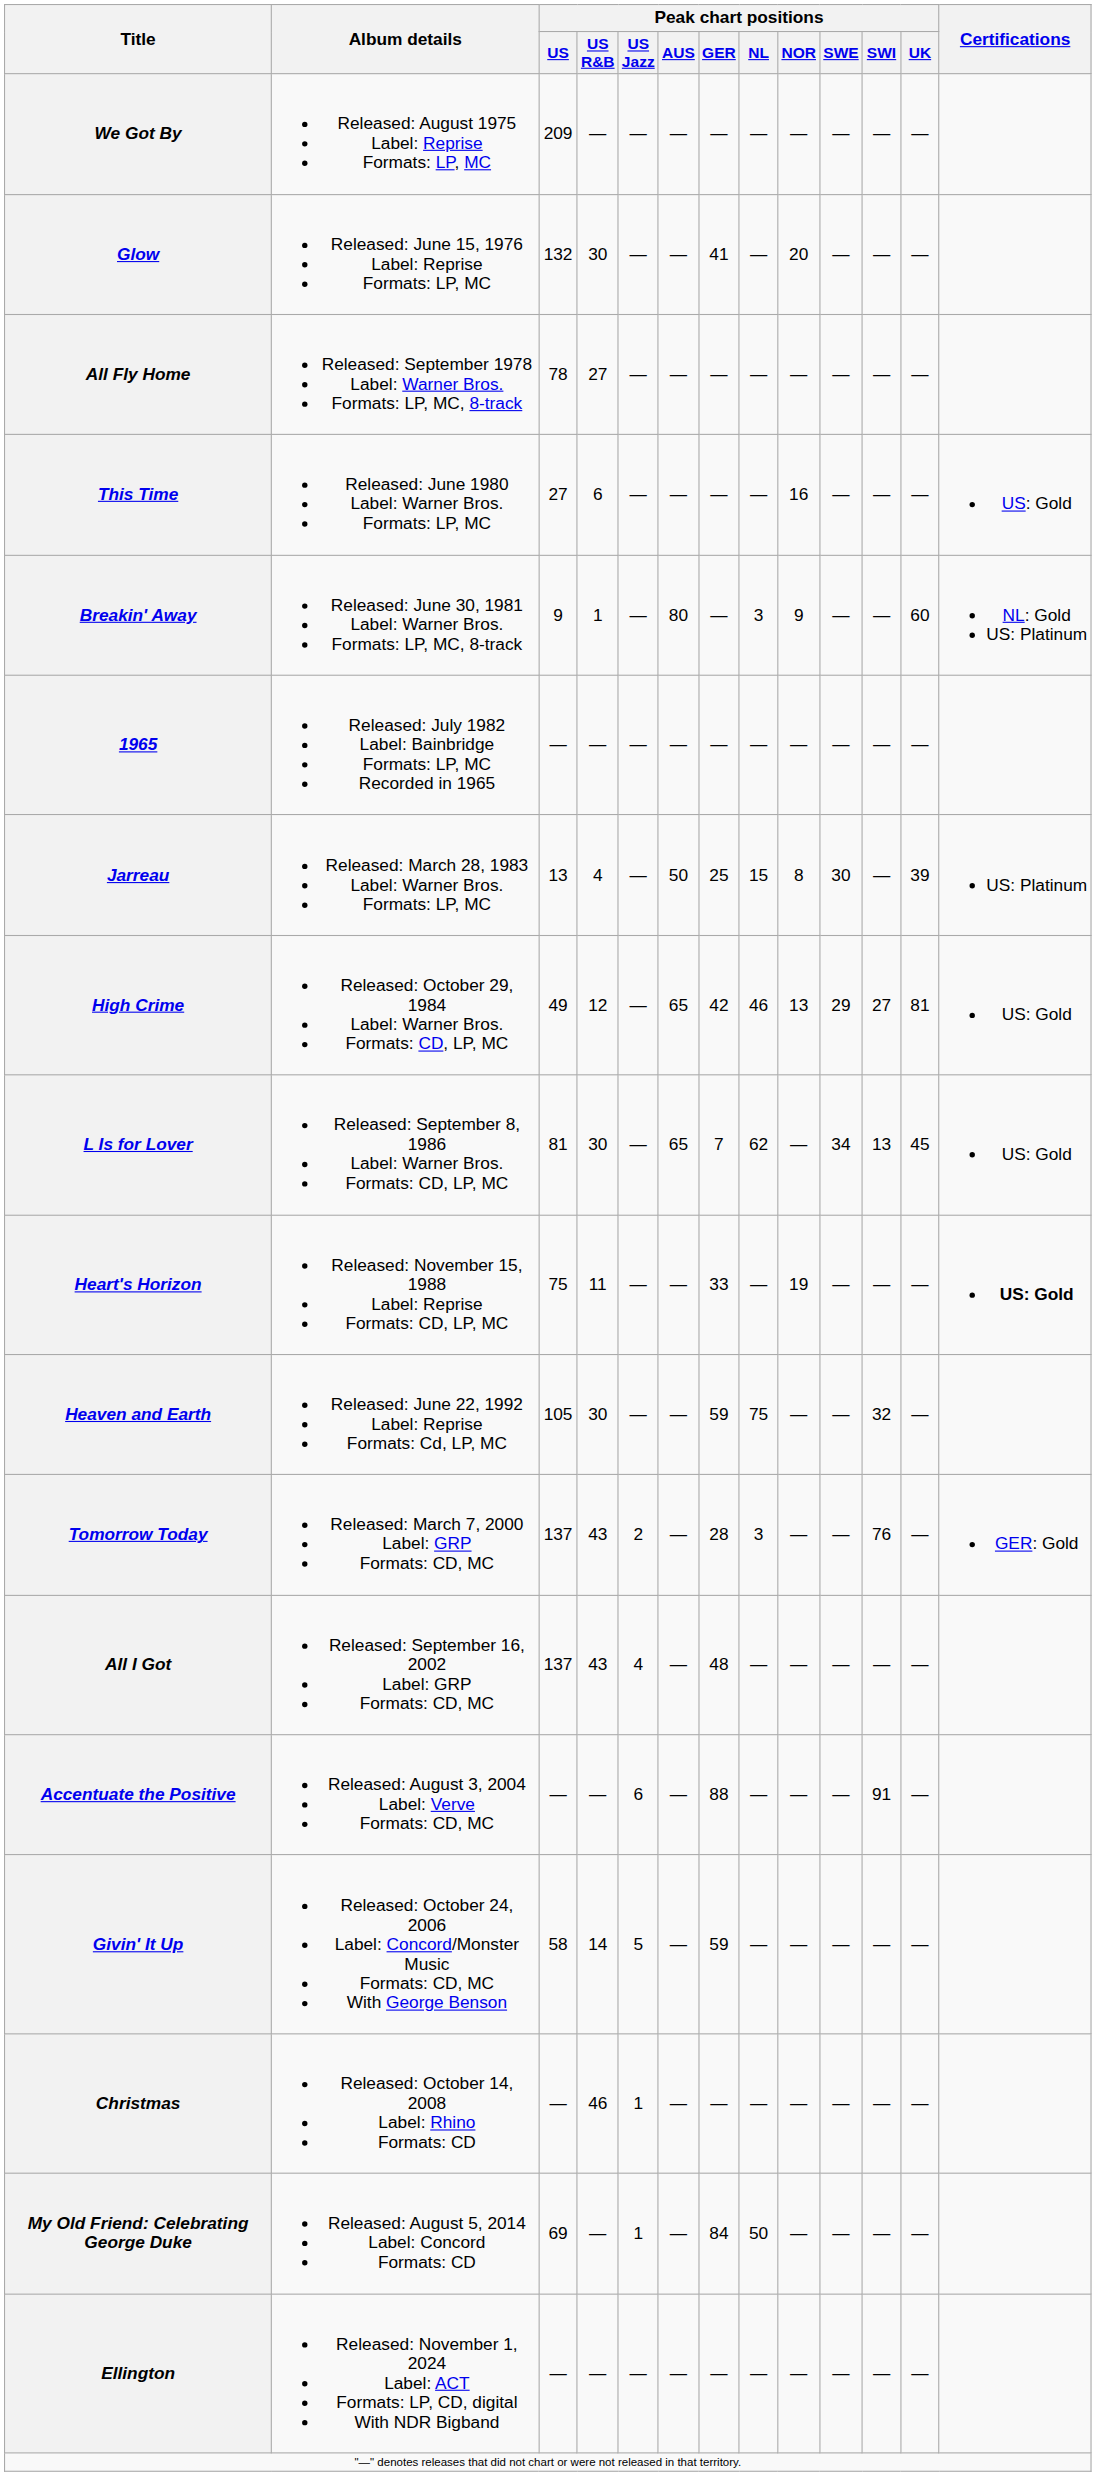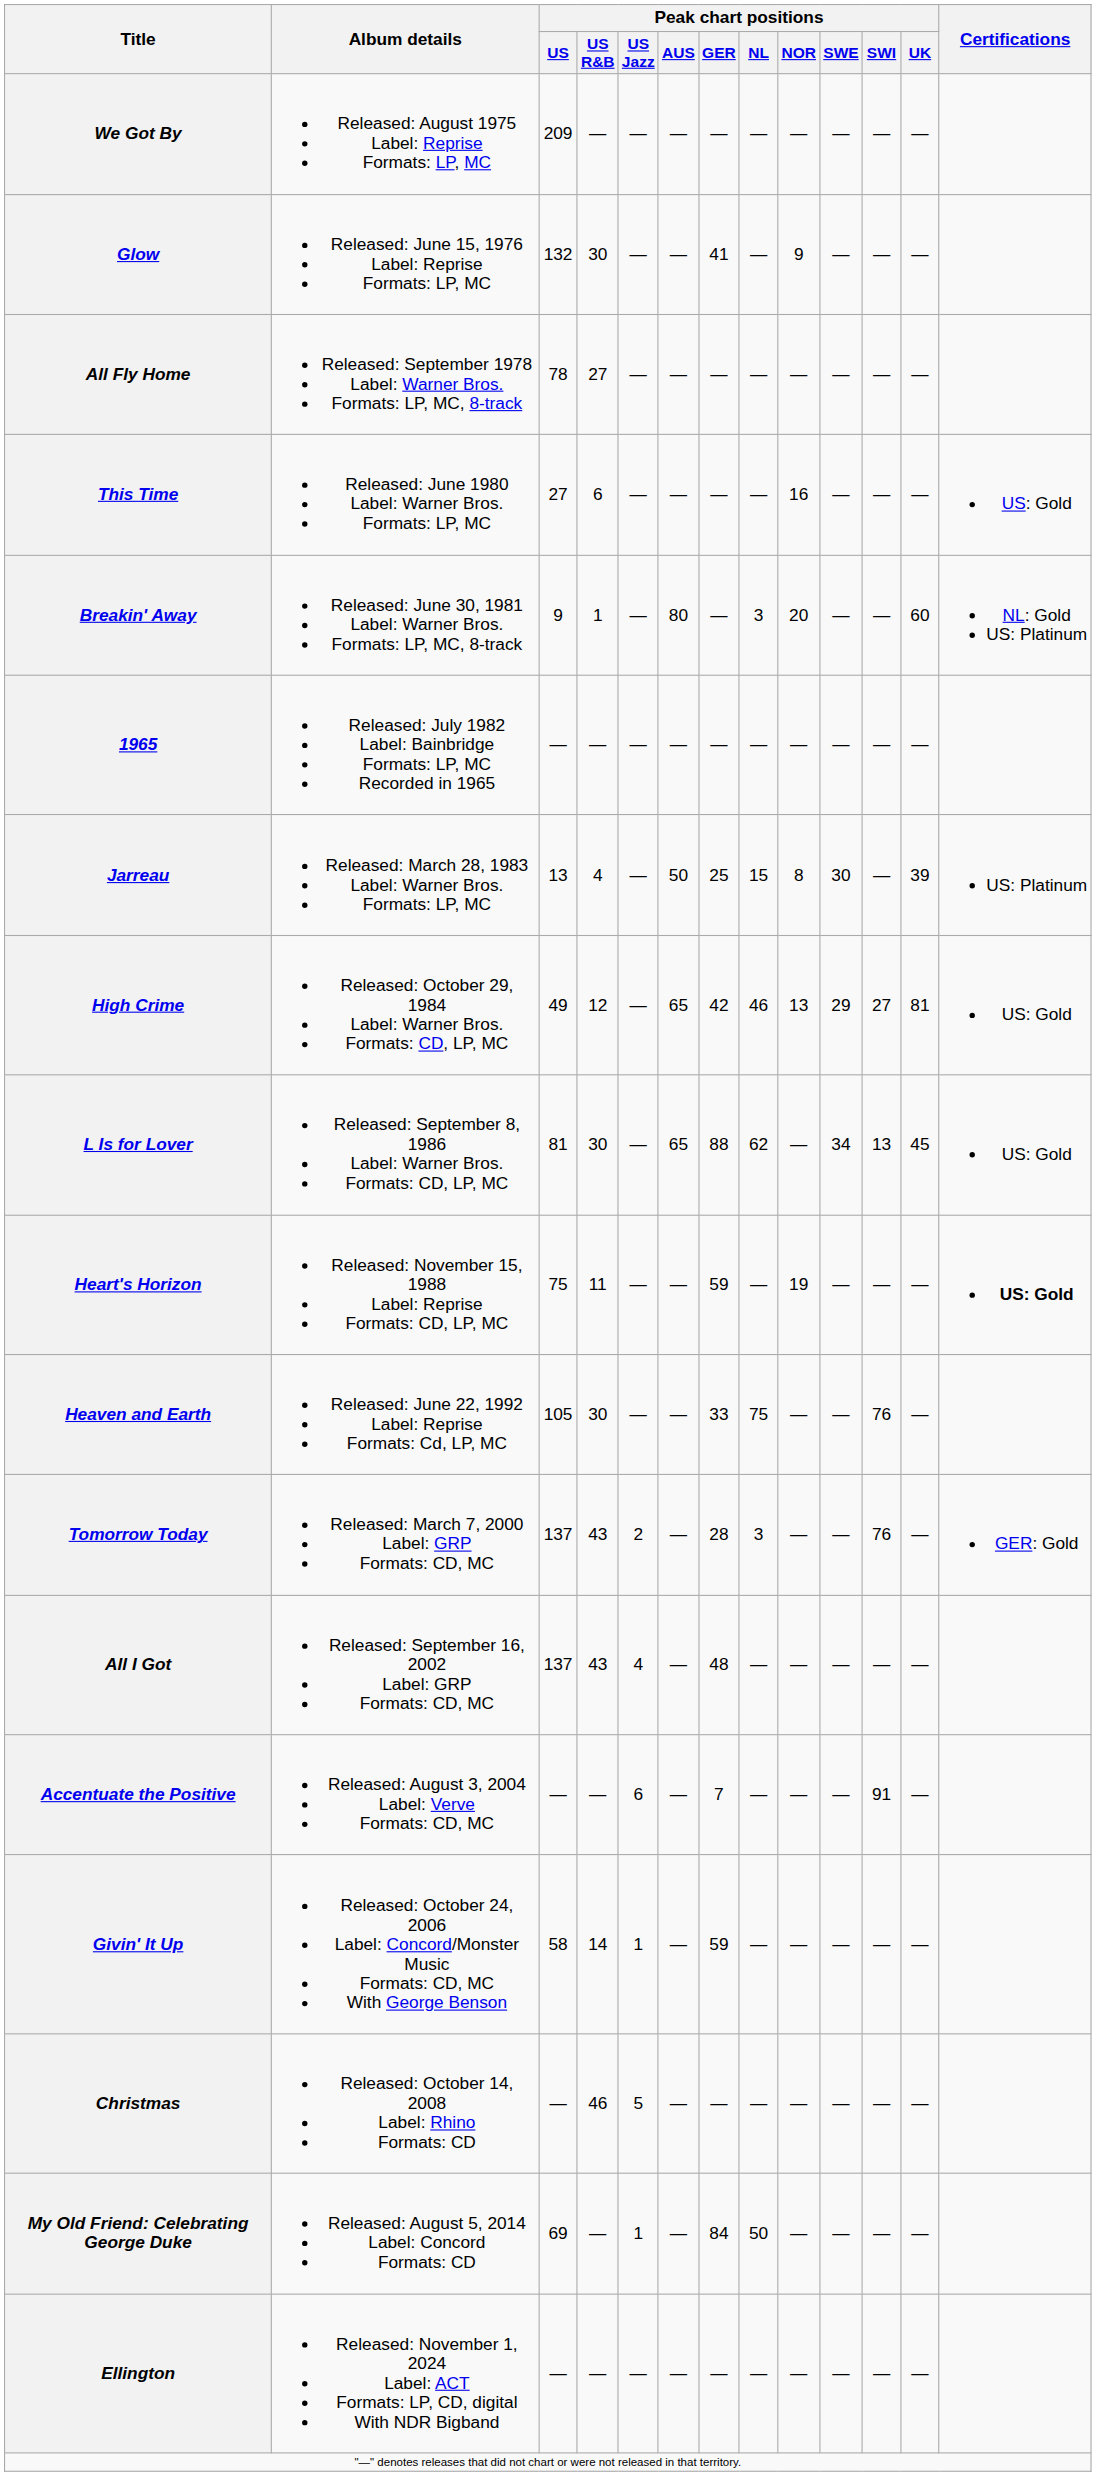(799, 254) 20 -> (799, 254) 9
(799, 615) 9 -> (799, 615) 20
(719, 1144) 7 -> (719, 1144) 88
(719, 1284) 33 -> (719, 1284) 59
(719, 1414) 59 -> (719, 1414) 33
(882, 1414) 32 -> (882, 1414) 76
(719, 1794) 88 -> (719, 1794) 7
(638, 1944) 5 -> (638, 1944) 1
(638, 2103) 1 -> (638, 2103) 5
